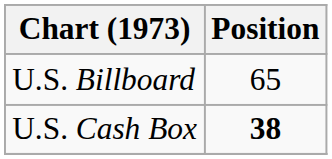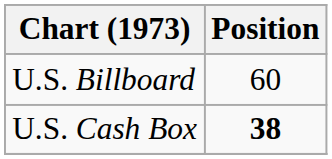(265, 79) 65 -> (265, 79) 60
